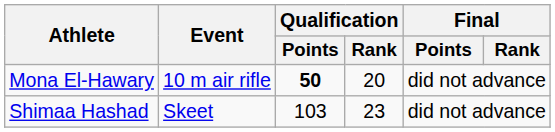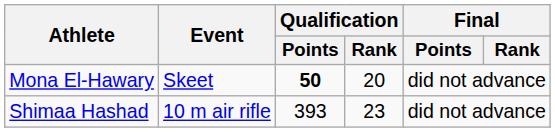(217, 81) 10 m air rifle -> (188, 81) Skeet
(188, 112) Skeet -> (217, 112) 10 m air rifle
(310, 112) 103 -> (310, 112) 393
